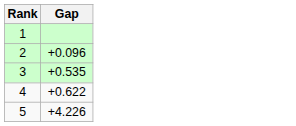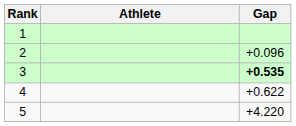+ column: (140, 14)
(67, 72) normal -> (265, 72) bold
(67, 111) +4.226 -> (265, 111) +4.220
